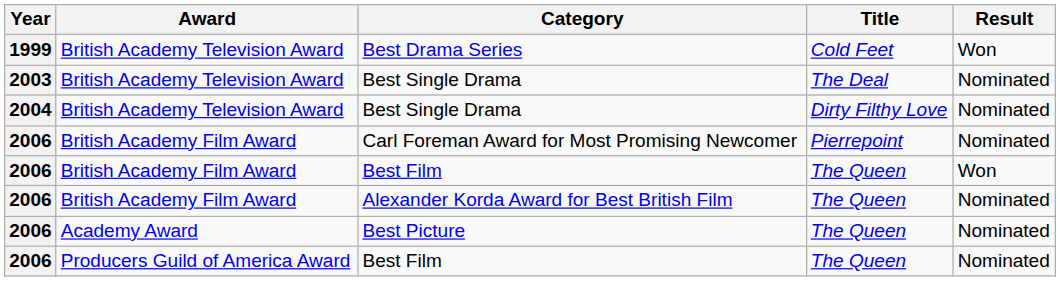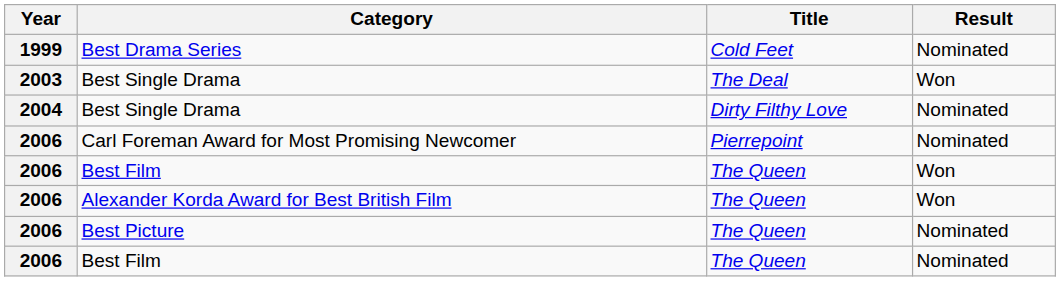- column: (207, 19)
(977, 49) Won -> (963, 49) Nominated
(1004, 79) Nominated -> (936, 79) Won
(1004, 200) Nominated -> (936, 200) Won
